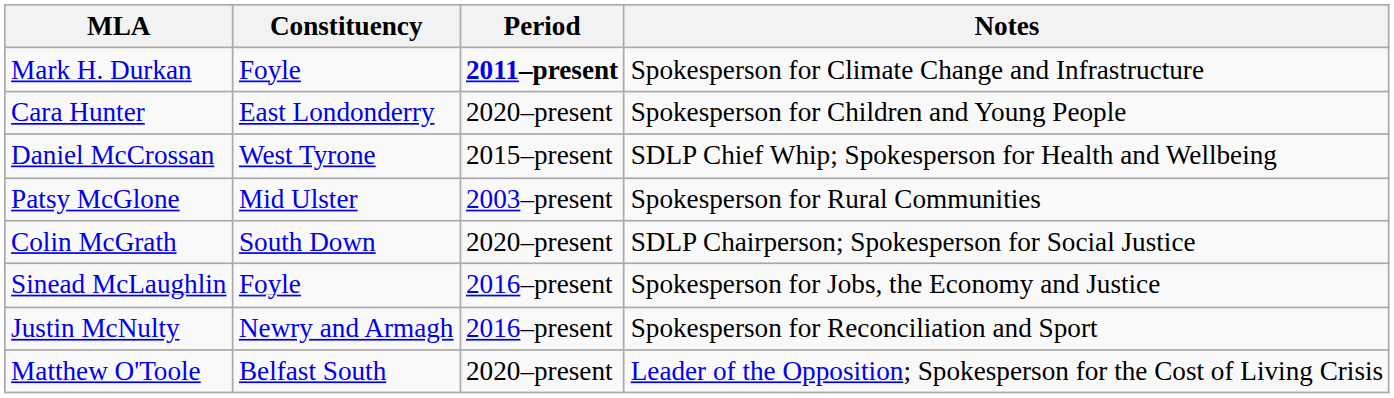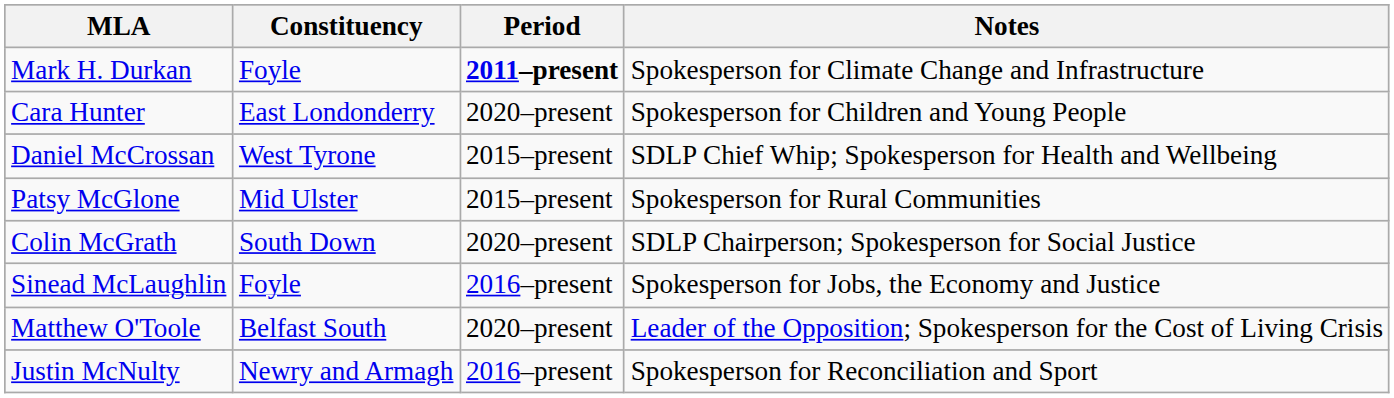(539, 198) 2003–present -> (539, 198) 2015–present
rows swapped: (95, 328) <-> (106, 371)
